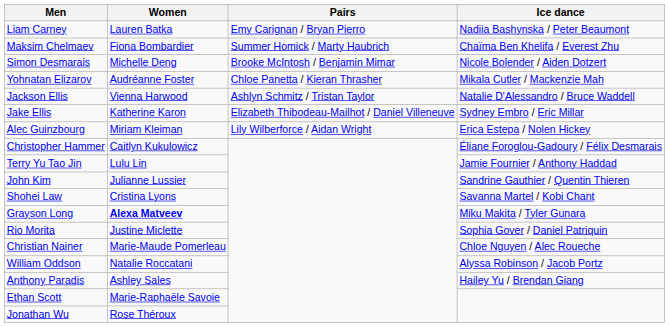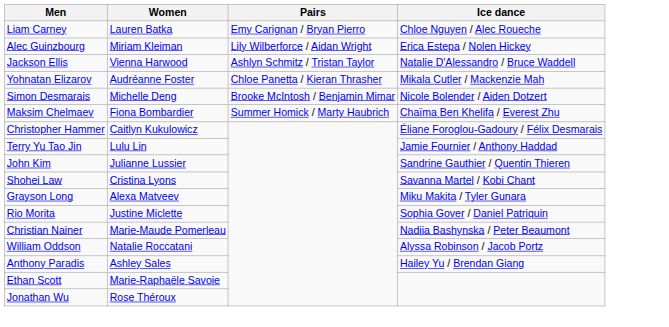(544, 29) Nadiia Bashynska / Peter Beaumont -> (470, 29) Chloe Nguyen / Alec Roueche
rows swapped: (50, 46) <-> (46, 130)
rows swapped: (48, 63) <-> (37, 96)
- row: (29, 113)
(146, 213) bold -> (144, 197) normal
(530, 247) Chloe Nguyen / Alec Roueche -> (485, 230) Nadiia Bashynska / Peter Beaumont
